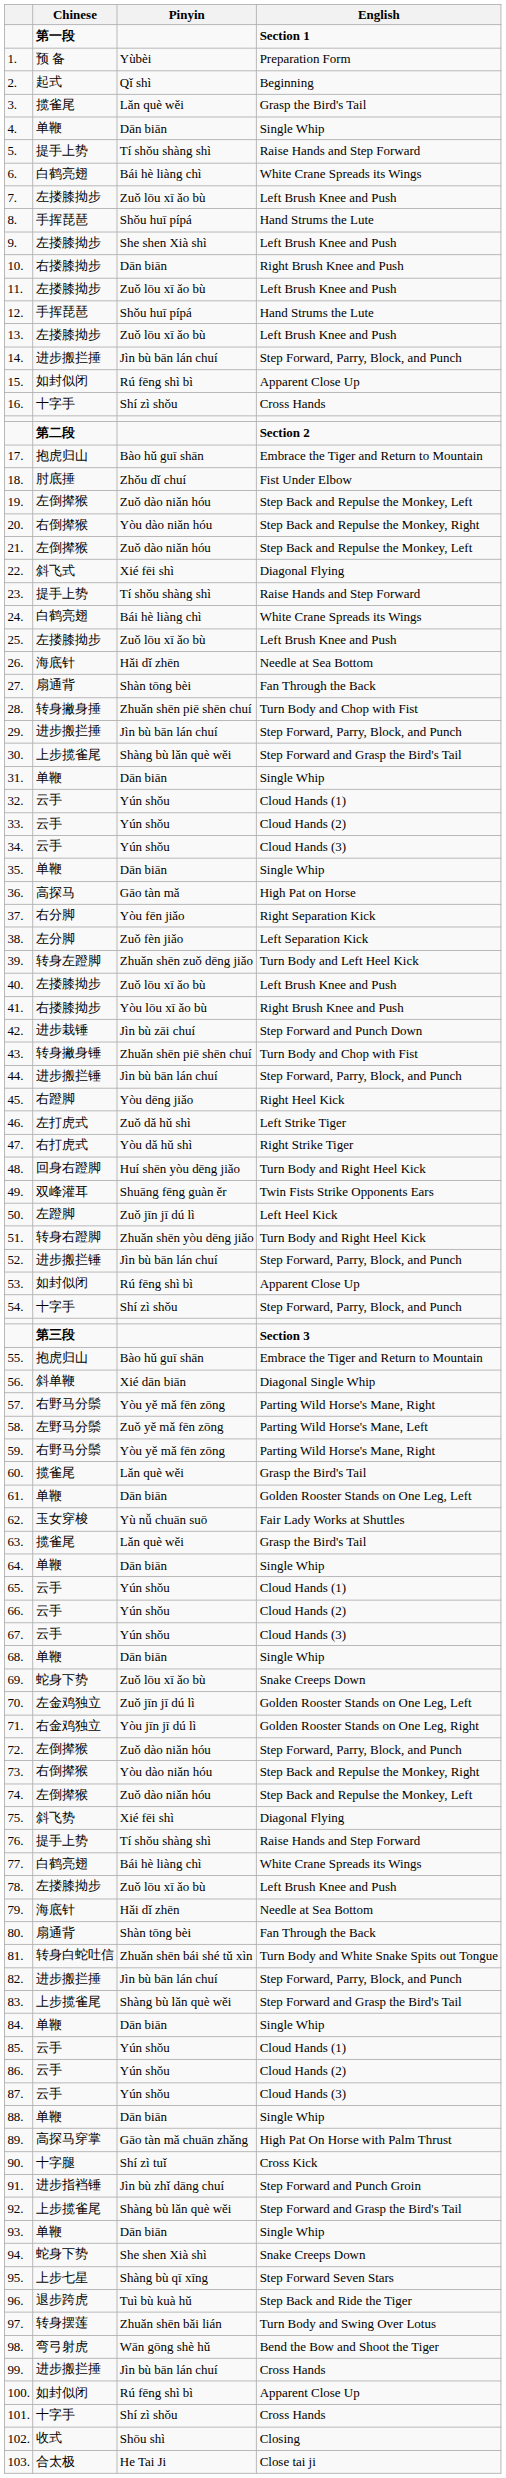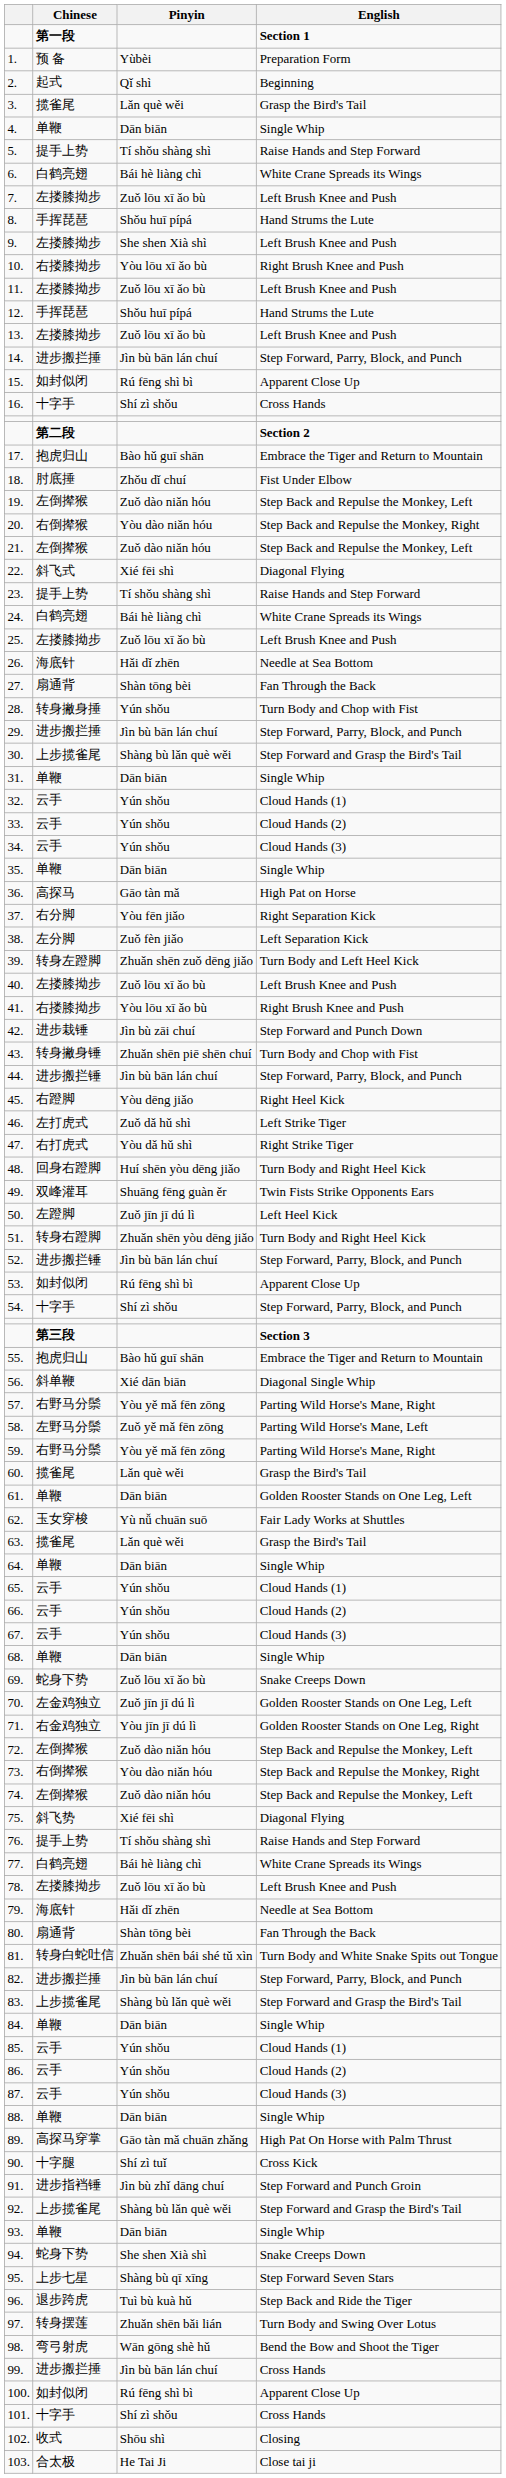(143, 266) Dān biān -> (163, 266) Yòu lōu xī ǎo bù
(186, 709) Zhuǎn shēn piē shēn chuí -> (145, 709) Yún shǒu
(361, 1749) Step Forward, Parry, Block, and Punch -> (366, 1749) Step Back and Repulse the Monkey, Left
